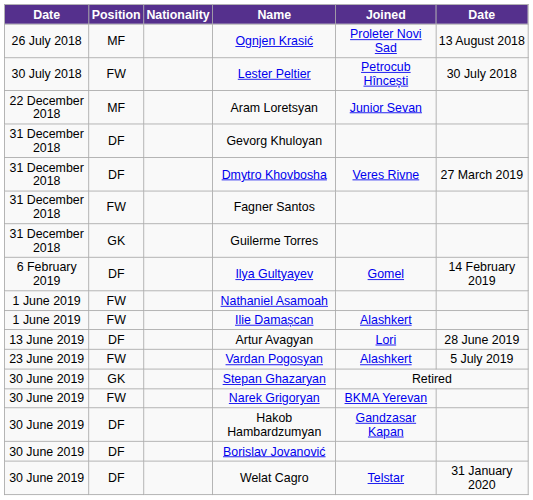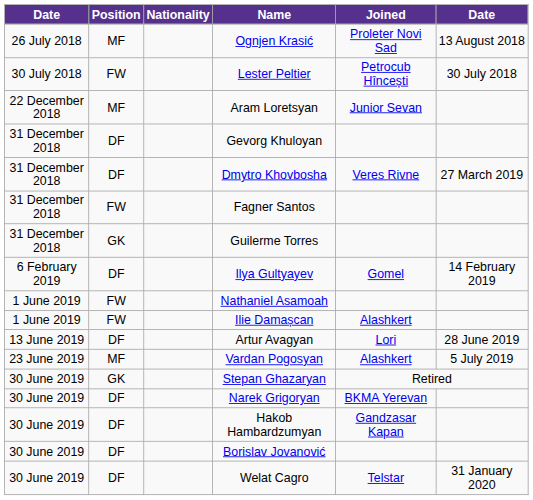(116, 359) FW -> (116, 359) MF
(116, 399) FW -> (116, 399) DF
